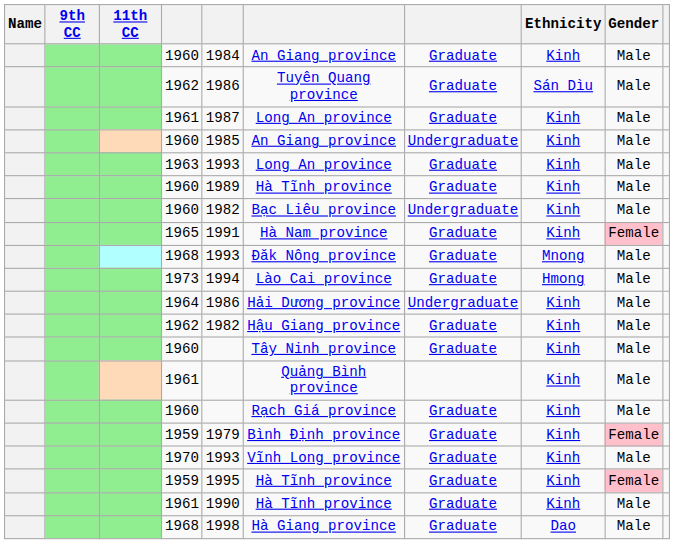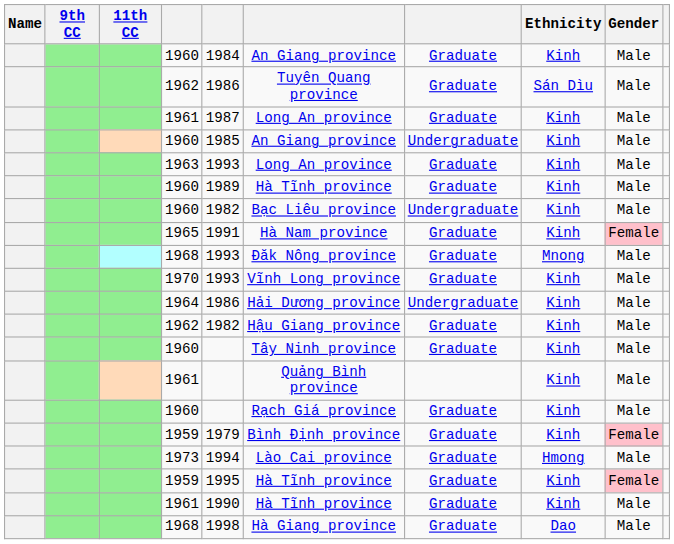rows swapped: (25, 280) <-> (25, 458)
